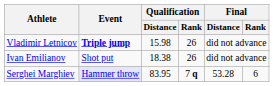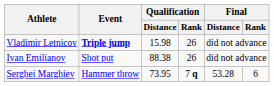(160, 58) 18.38 -> (160, 58) 88.38
(110, 74) lavender background -> (110, 74) no background
(160, 74) 83.95 -> (160, 74) 73.95
